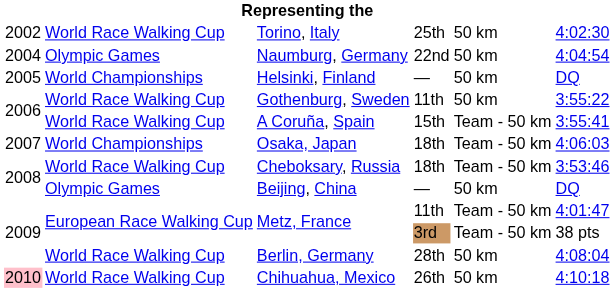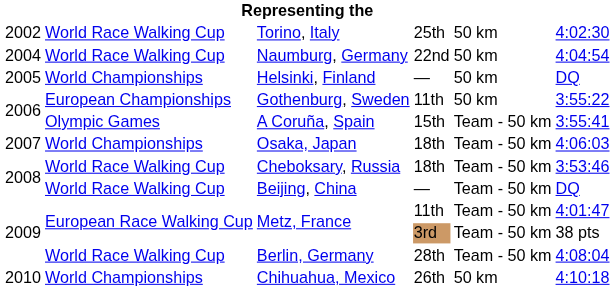(102, 55) Olympic Games -> (135, 55) World Race Walking Cup
(135, 99) World Race Walking Cup -> (138, 99) European Championships
(135, 122) World Race Walking Cup -> (102, 122) Olympic Games
(102, 188) Olympic Games -> (135, 188) World Race Walking Cup
(476, 188) 50 km -> (503, 188) Team - 50 km
(476, 255) 50 km -> (503, 255) Team - 50 km
(23, 277) pink background -> (23, 277) no background
(135, 277) World Race Walking Cup -> (124, 277) World Championships
